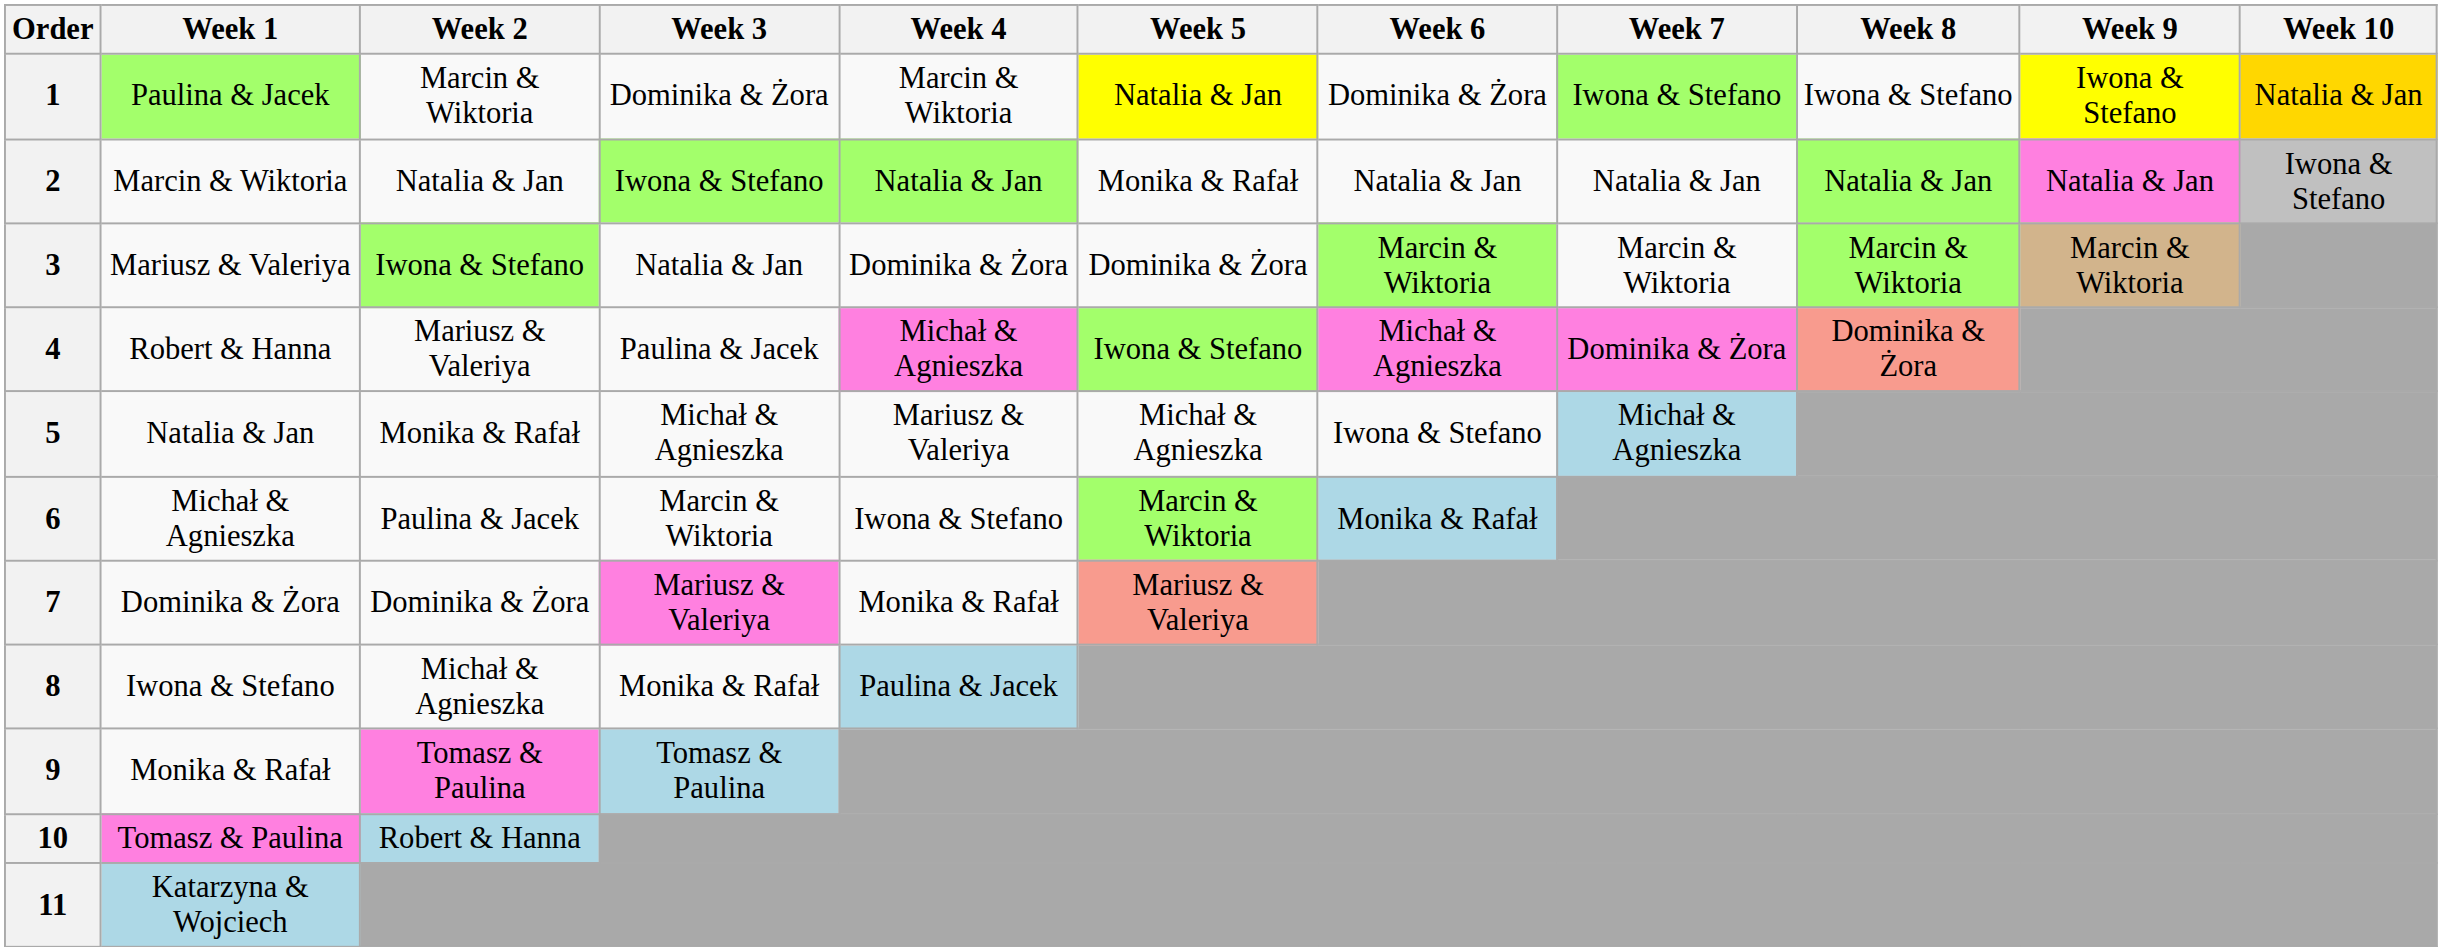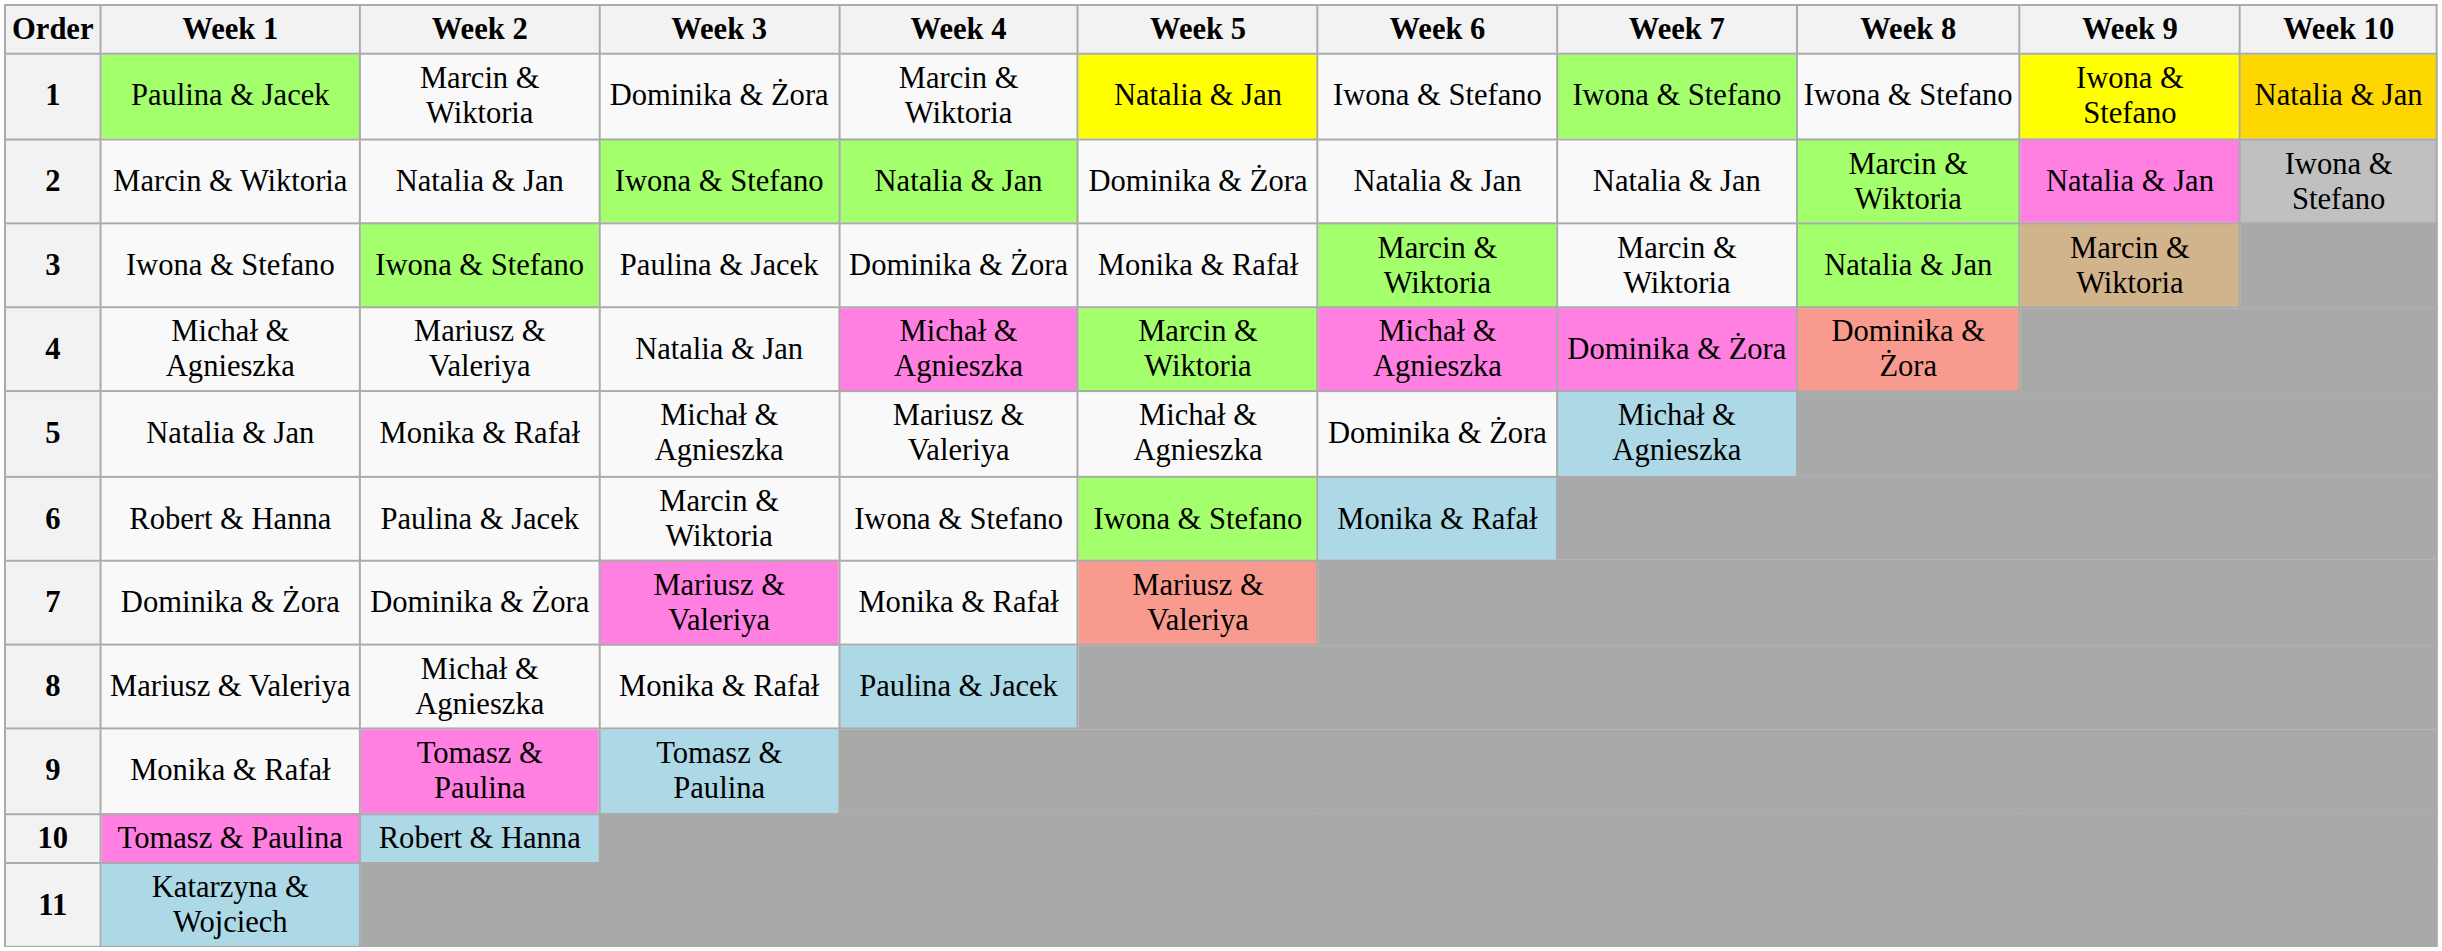(1437, 95) Dominika & Żora -> (1437, 95) Iwona & Stefano
(1198, 179) Monika & Rafał -> (1198, 179) Dominika & Żora
(1908, 179) Natalia & Jan -> (1908, 179) Marcin & Wiktoria
(230, 264) Mariusz & Valeriya -> (230, 264) Iwona & Stefano
(719, 264) Natalia & Jan -> (719, 264) Paulina & Jacek
(1198, 264) Dominika & Żora -> (1198, 264) Monika & Rafał
(1908, 264) Marcin & Wiktoria -> (1908, 264) Natalia & Jan
(230, 348) Robert & Hanna -> (230, 348) Michał & Agnieszka
(719, 348) Paulina & Jacek -> (719, 348) Natalia & Jan
(1198, 348) Iwona & Stefano -> (1198, 348) Marcin & Wiktoria
(1437, 432) Iwona & Stefano -> (1437, 432) Dominika & Żora
(230, 517) Michał & Agnieszka -> (230, 517) Robert & Hanna
(1198, 517) Marcin & Wiktoria -> (1198, 517) Iwona & Stefano
(230, 685) Iwona & Stefano -> (230, 685) Mariusz & Valeriya
